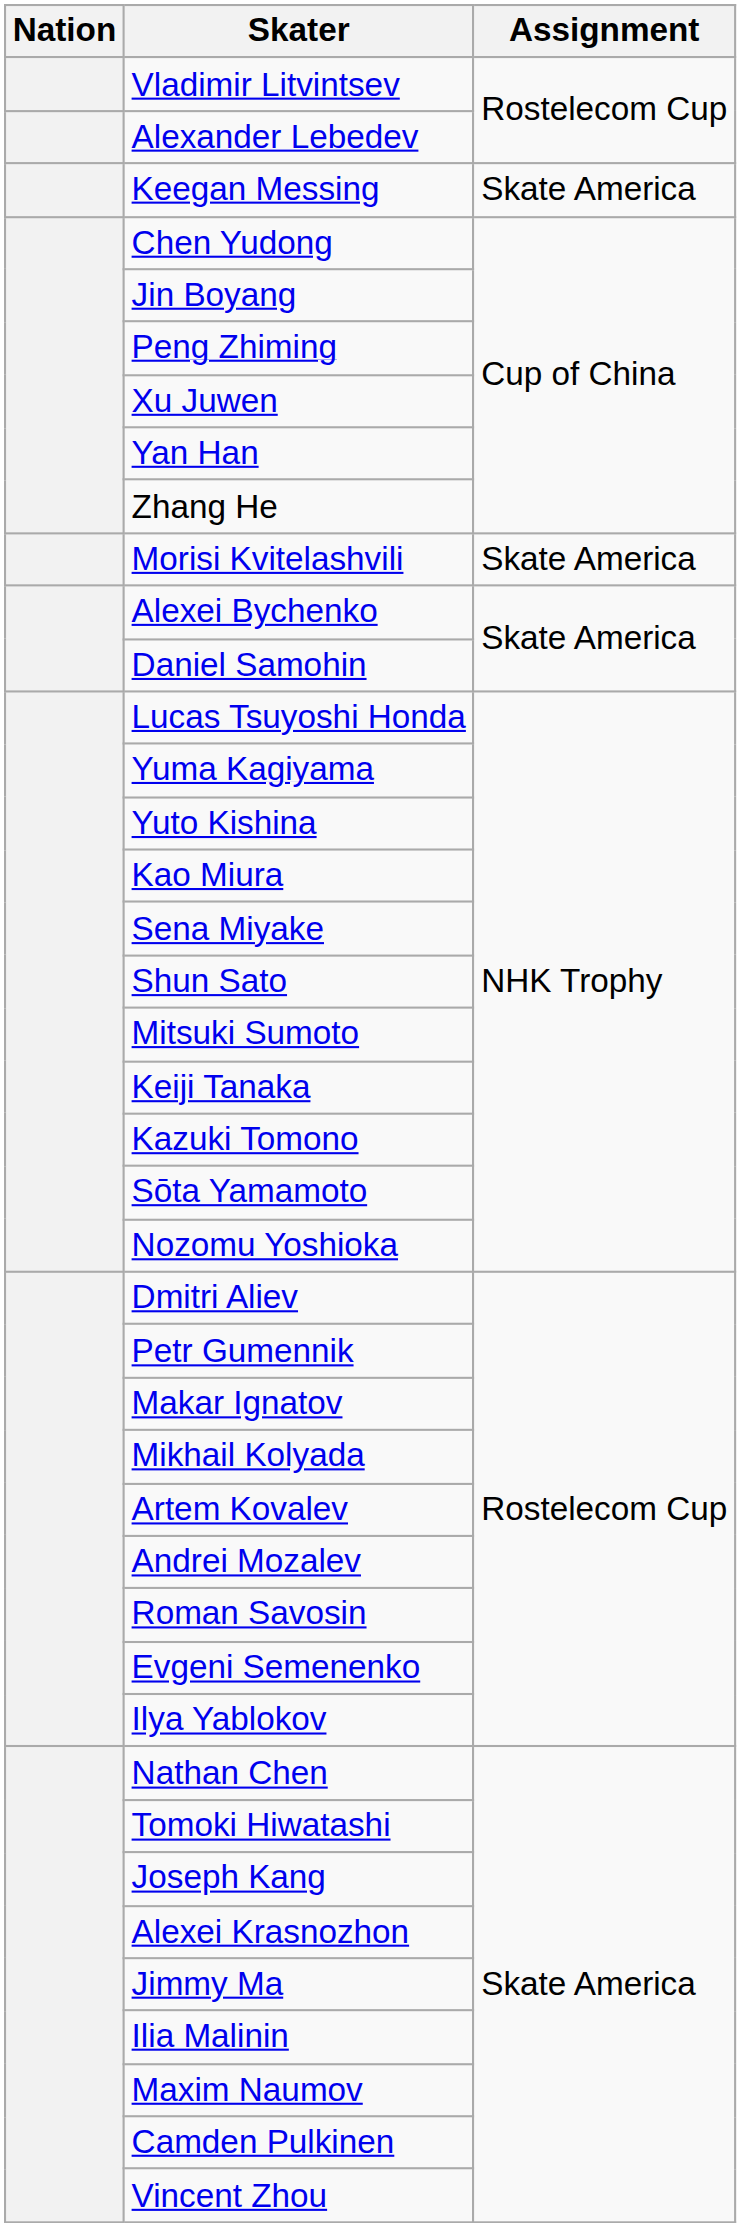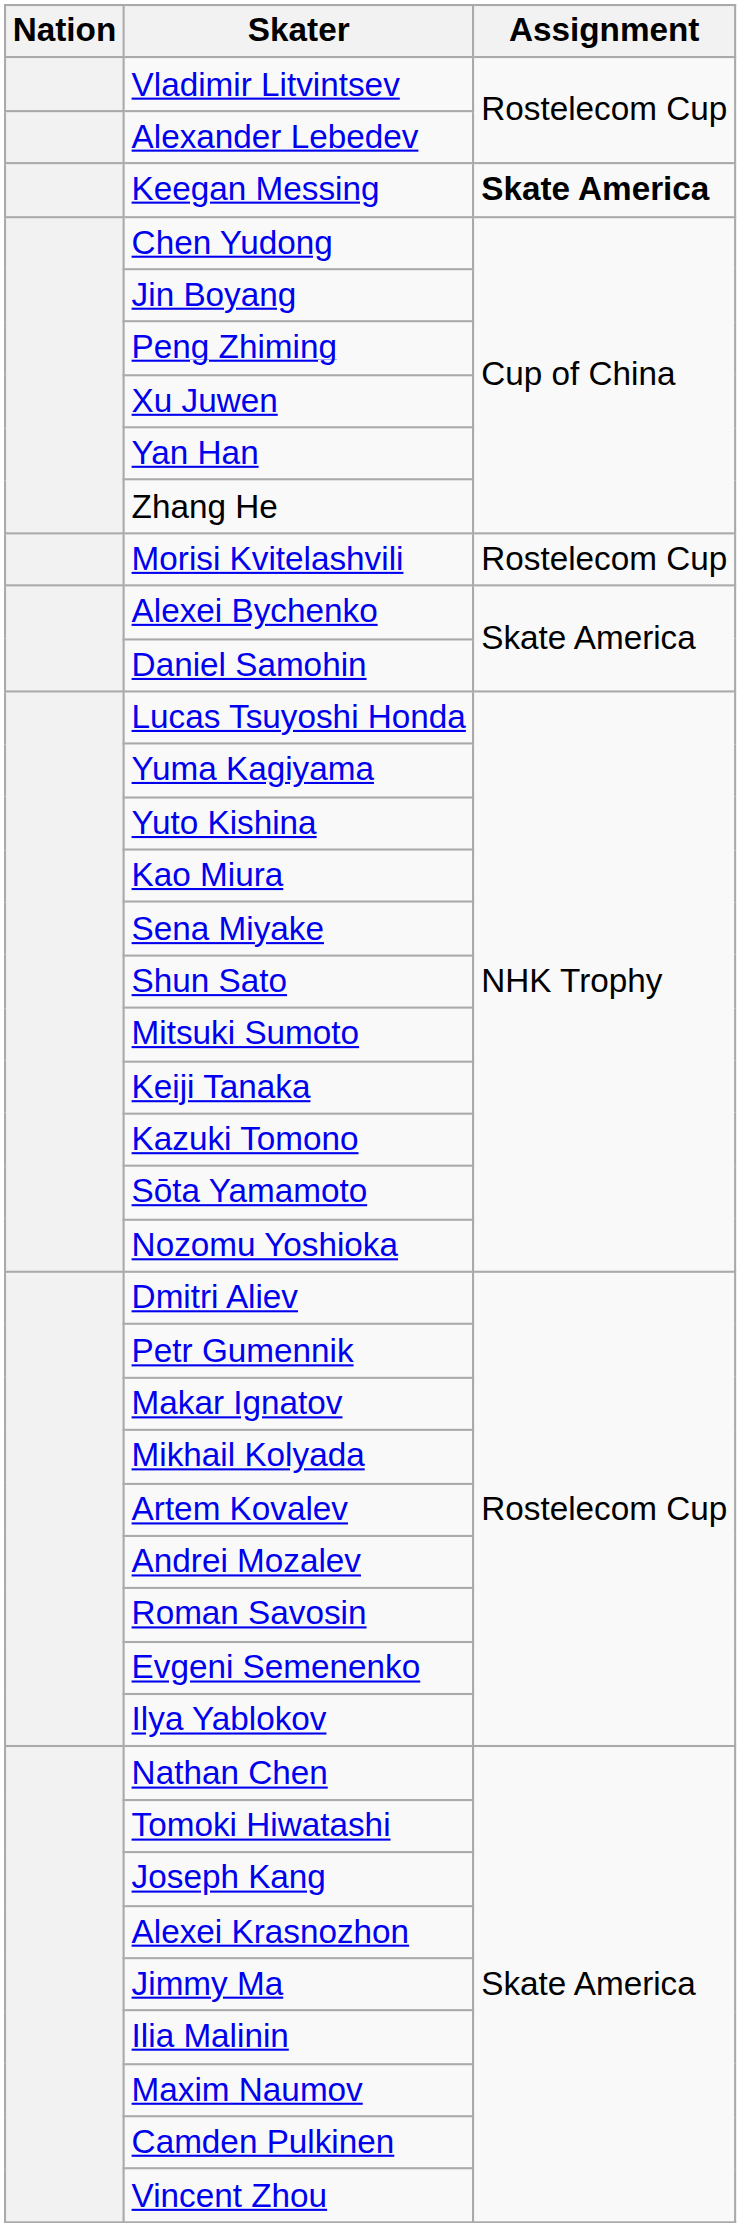(588, 189) normal -> (595, 189) bold
(588, 558) Skate America -> (604, 558) Rostelecom Cup
